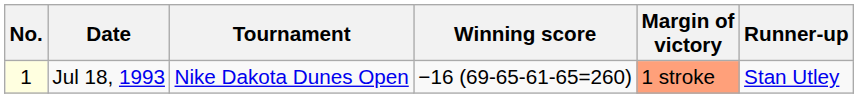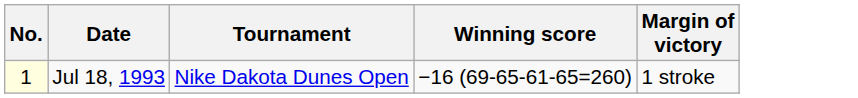- column: (796, 33)
(678, 77) lightsalmon background -> (678, 77) no background
